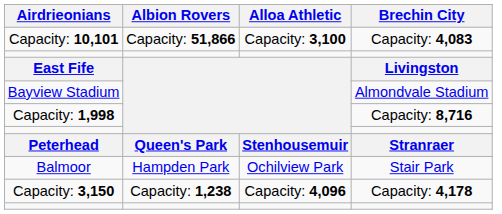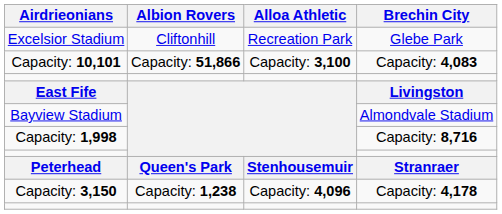+ row: (66, 39)
- row: (64, 168)
